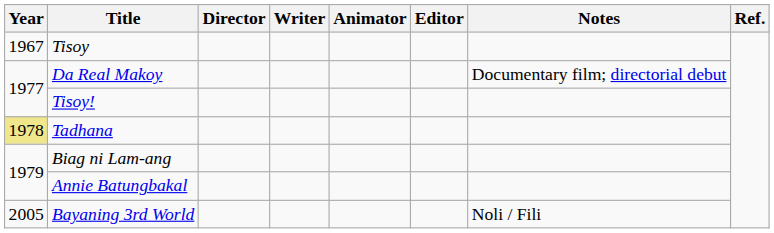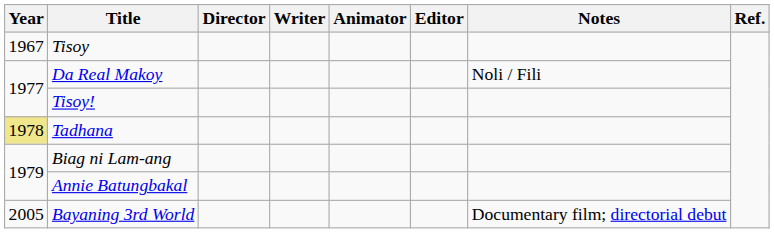(599, 74) Documentary film; directorial debut -> (507, 74) Noli / Fili
(507, 213) Noli / Fili -> (599, 213) Documentary film; directorial debut
